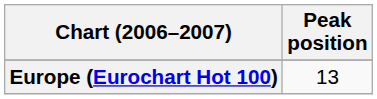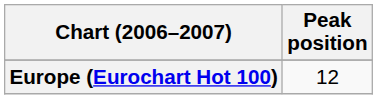(327, 76) 13 -> (327, 76) 12
